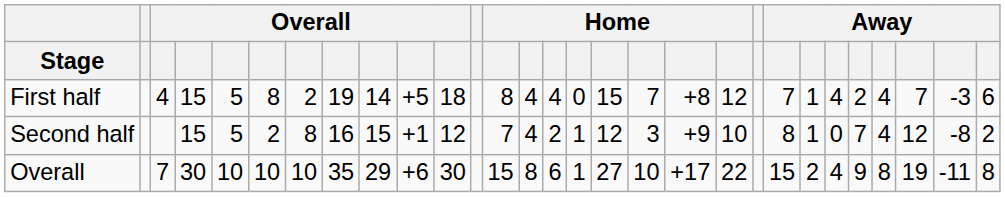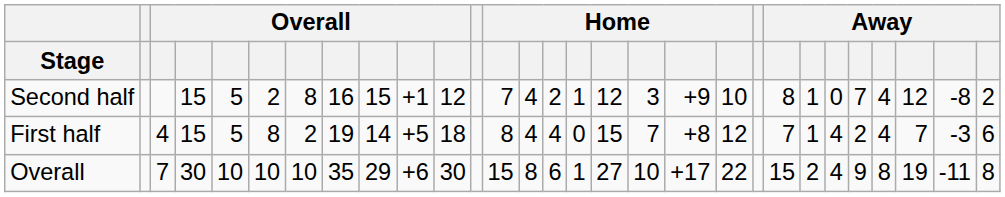rows swapped: (55, 97) <-> (72, 135)
